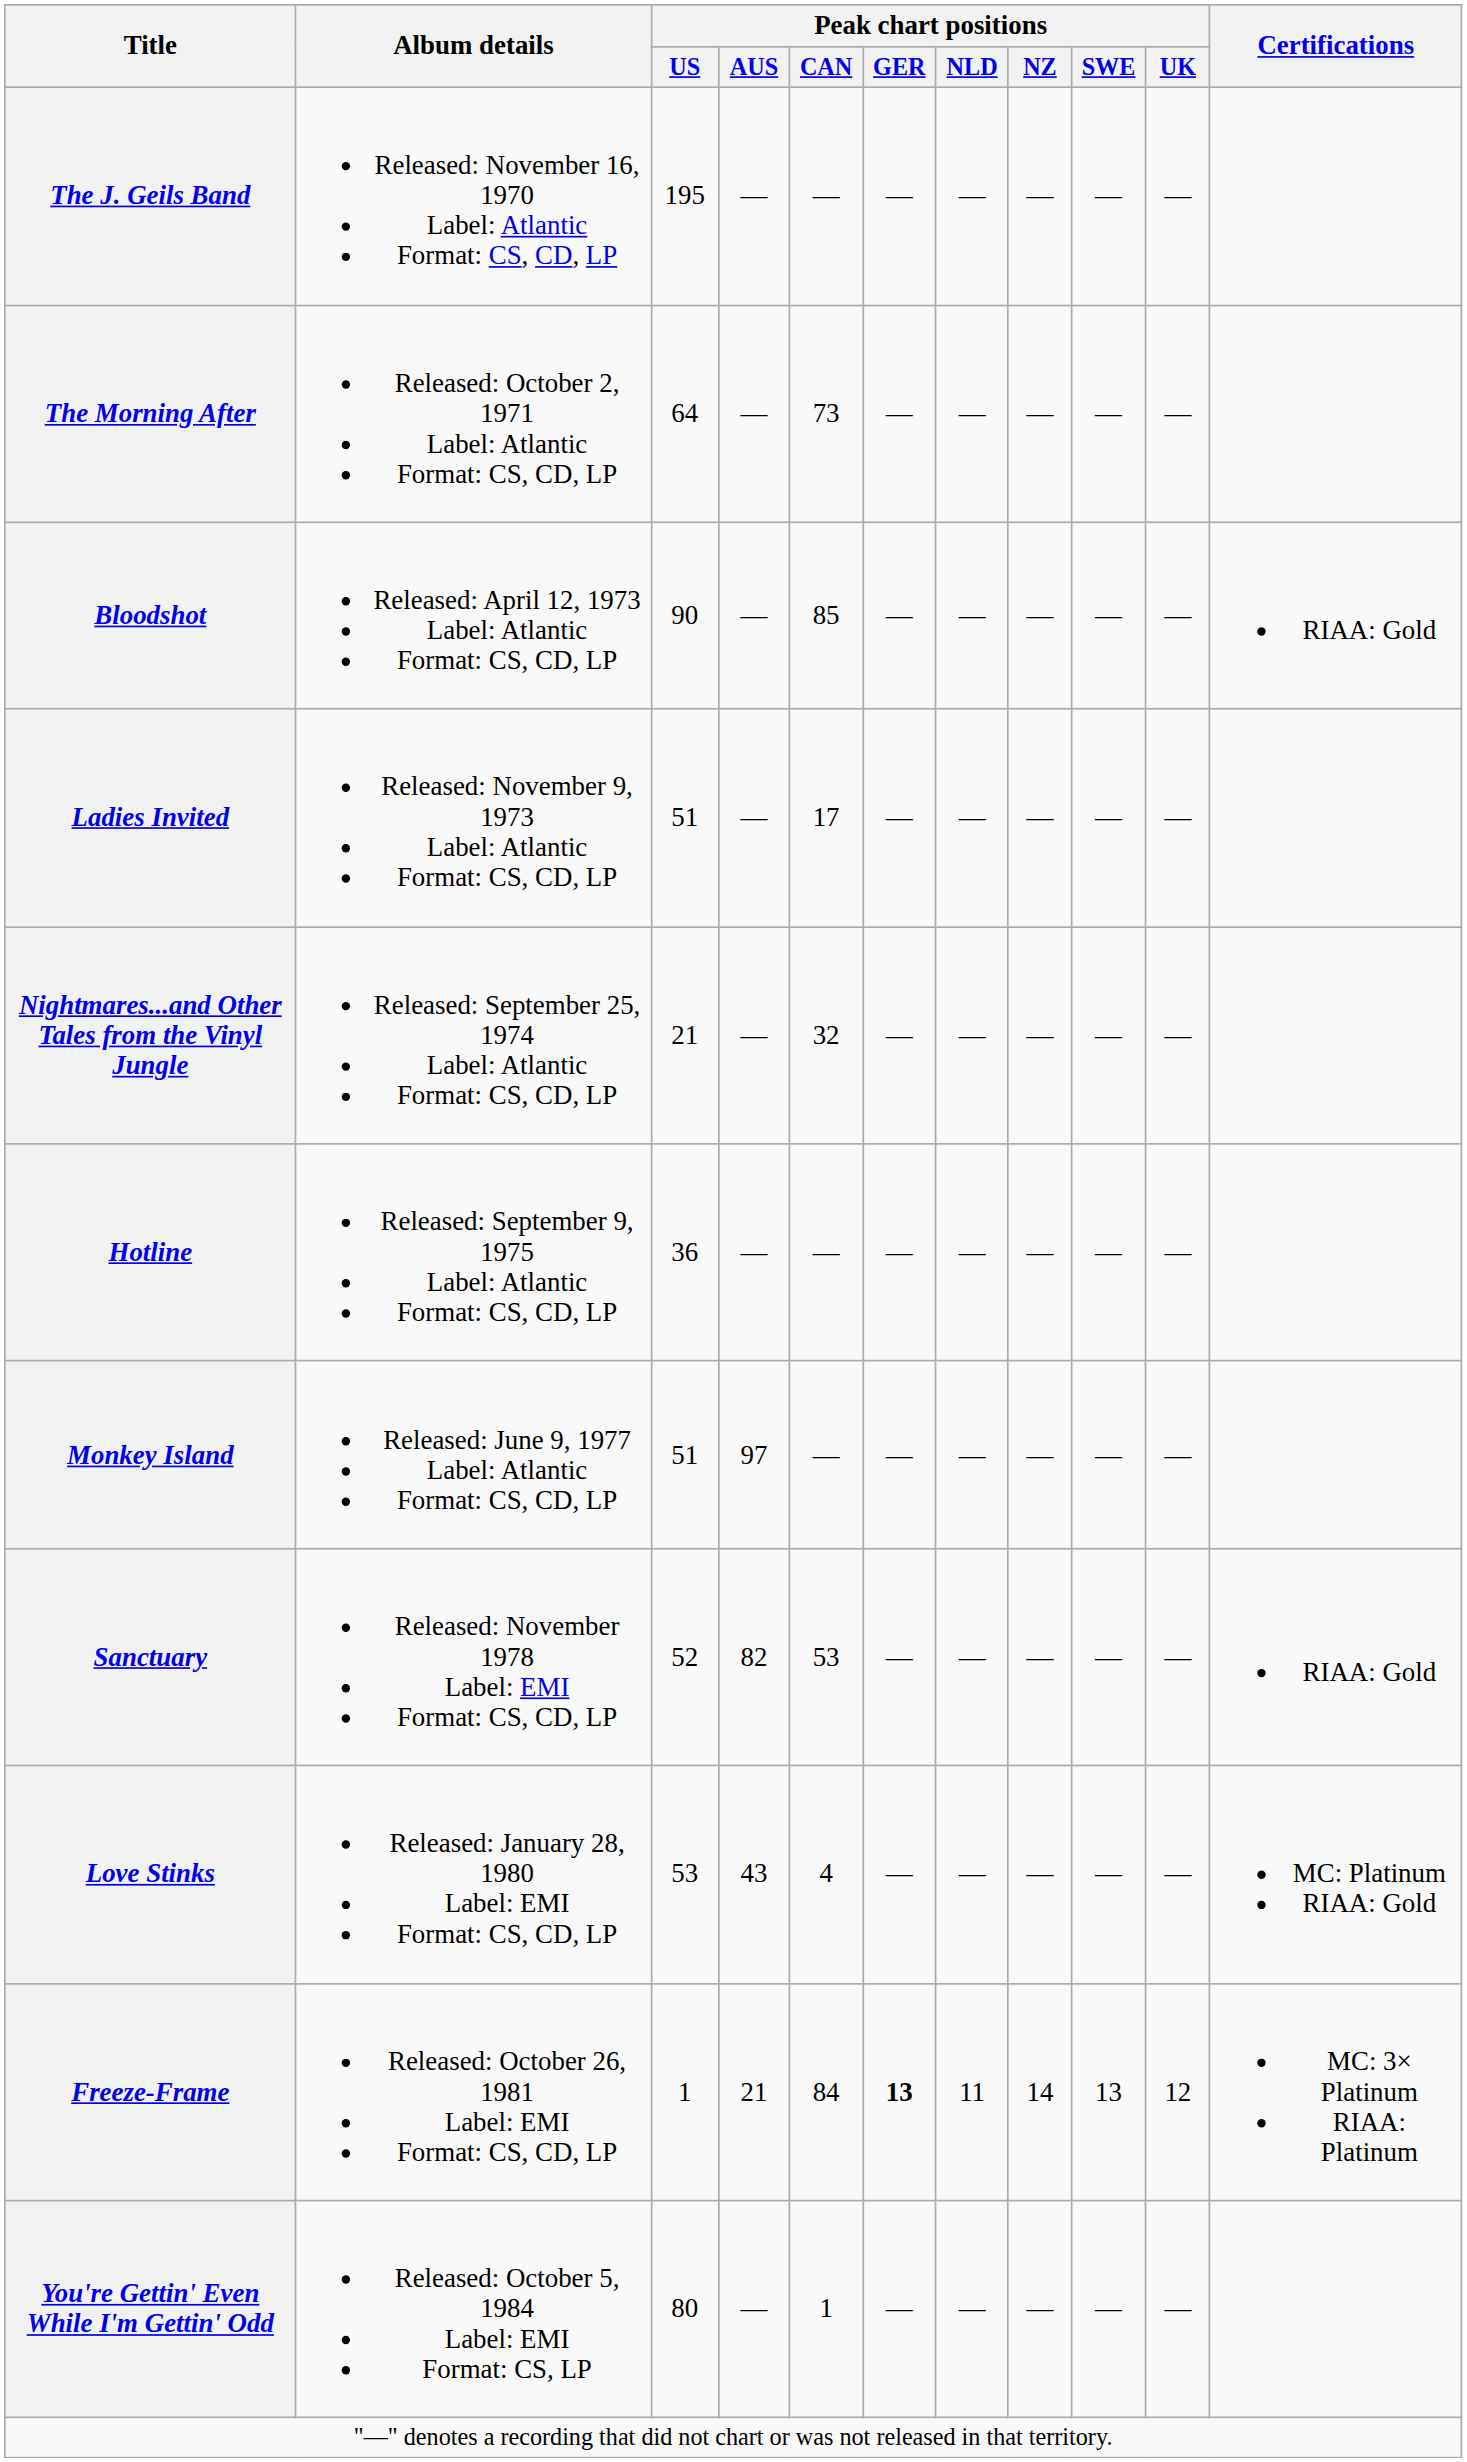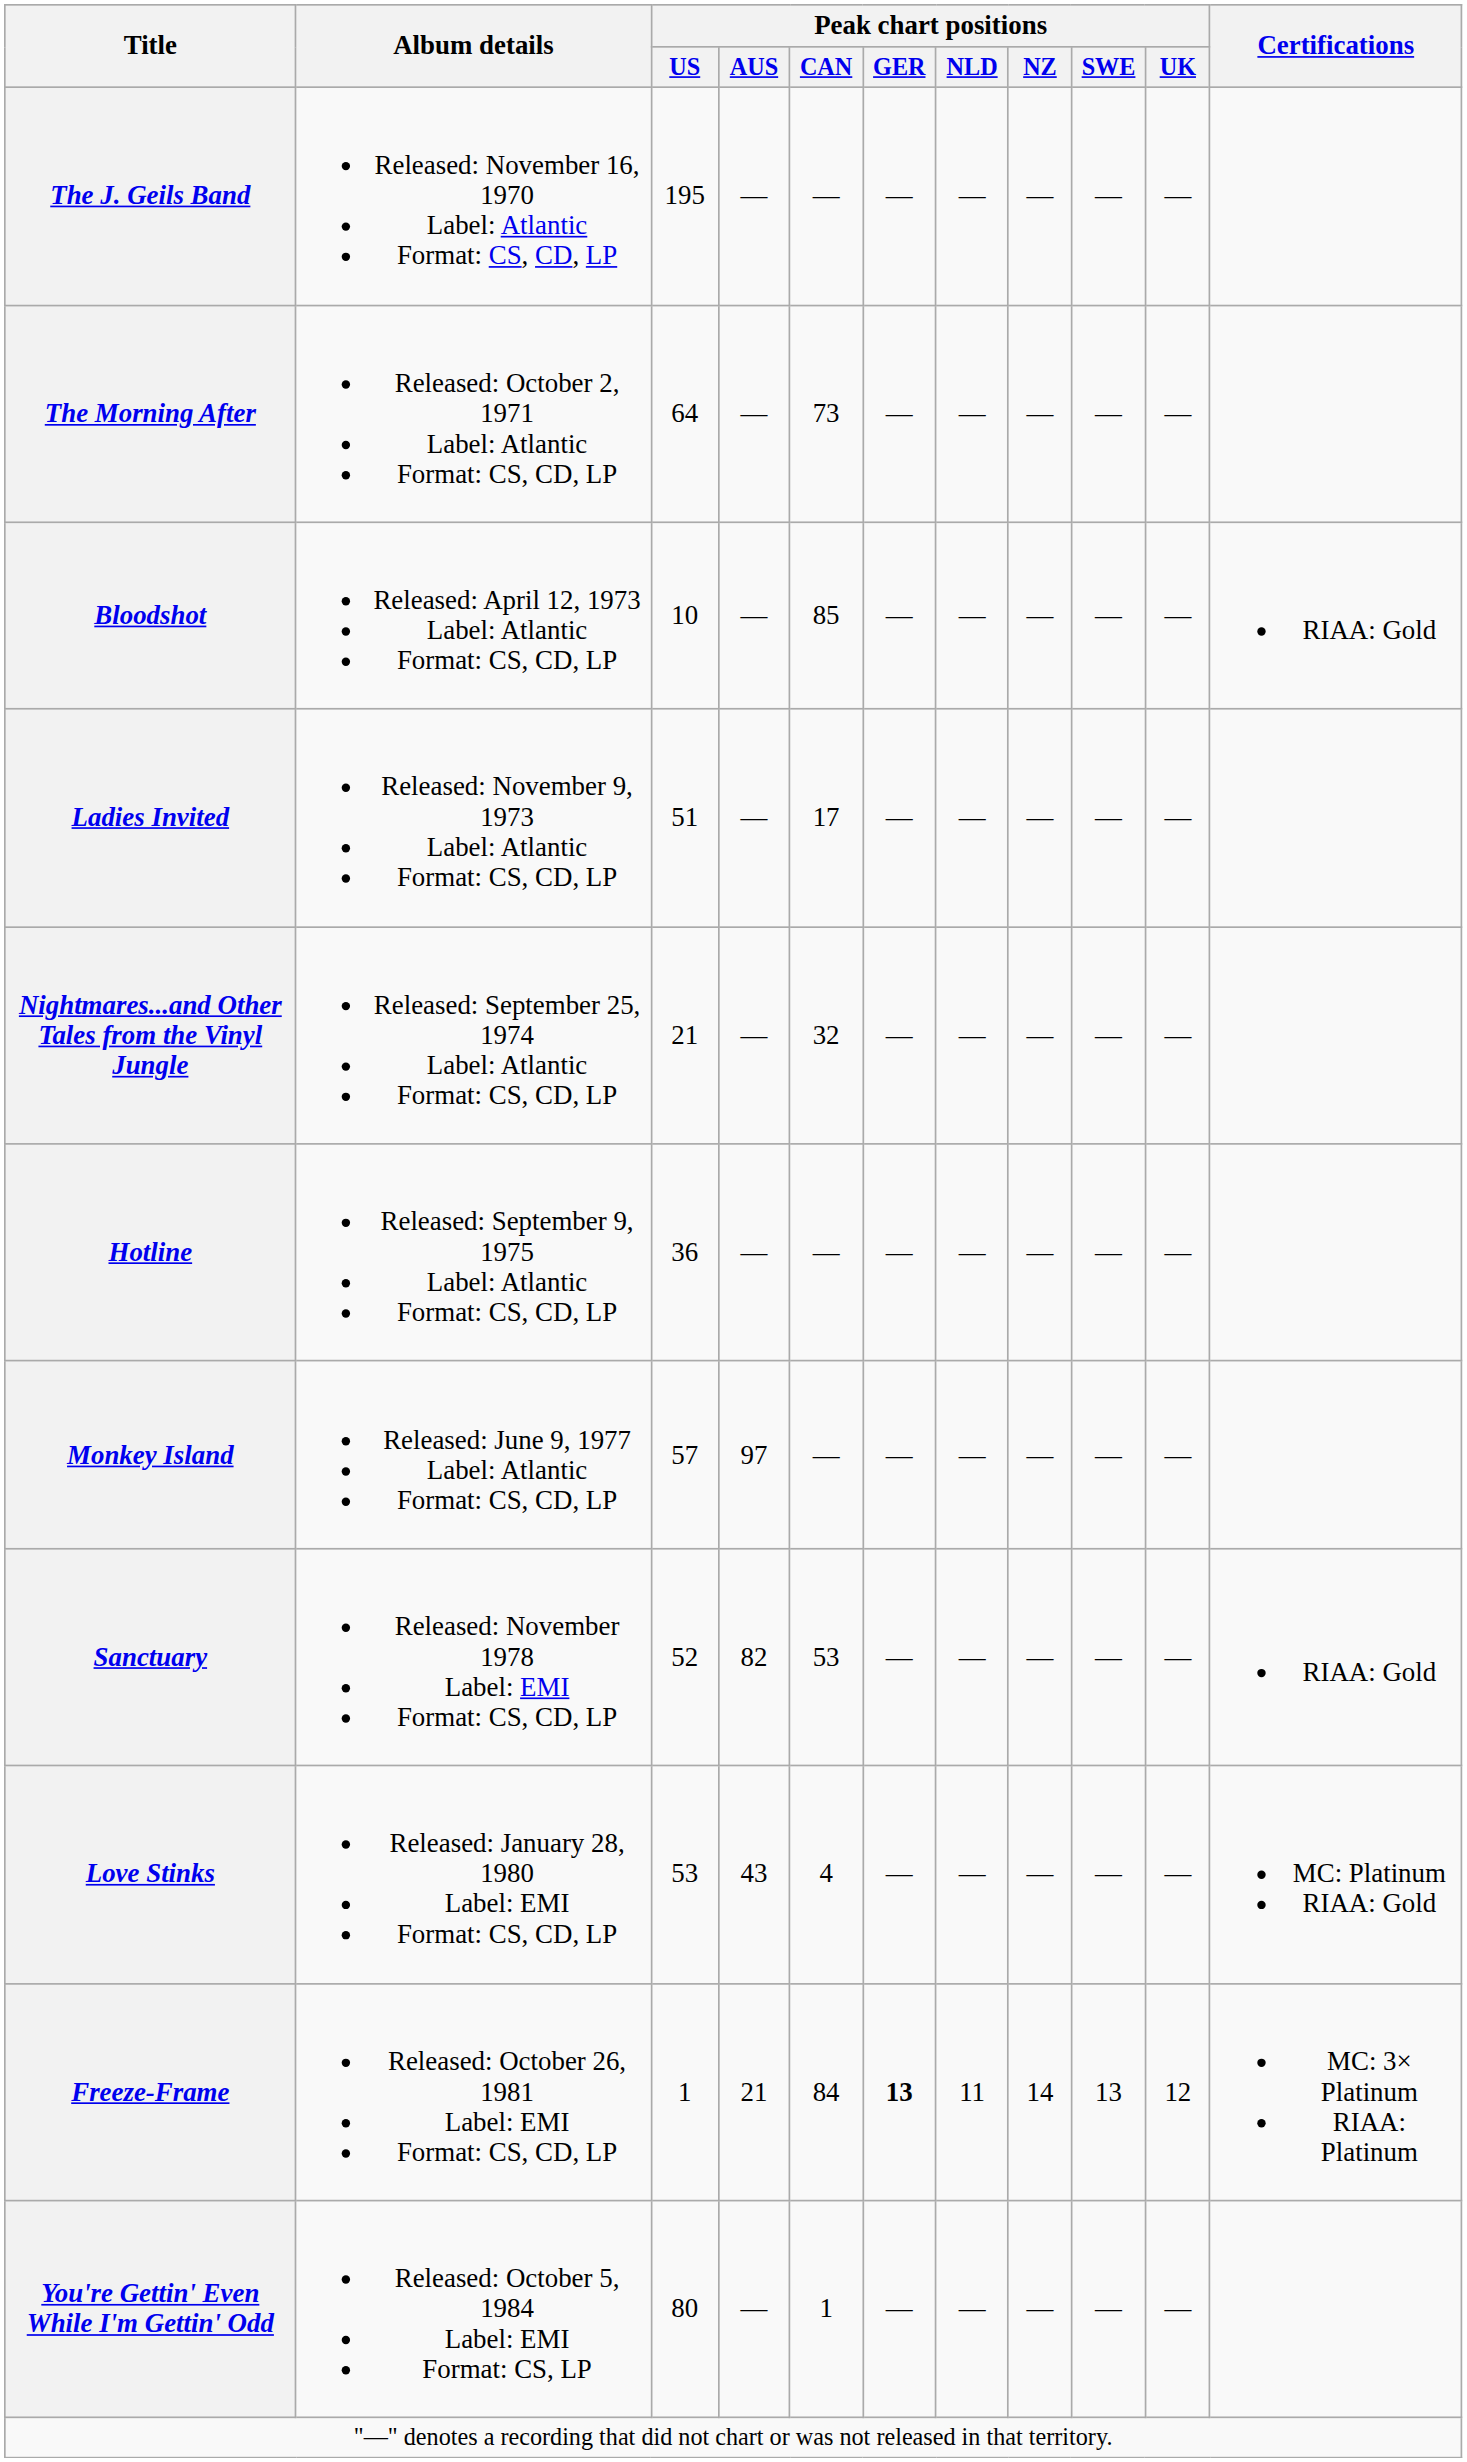(685, 615) 90 -> (685, 615) 10
(685, 1454) 51 -> (685, 1454) 57
